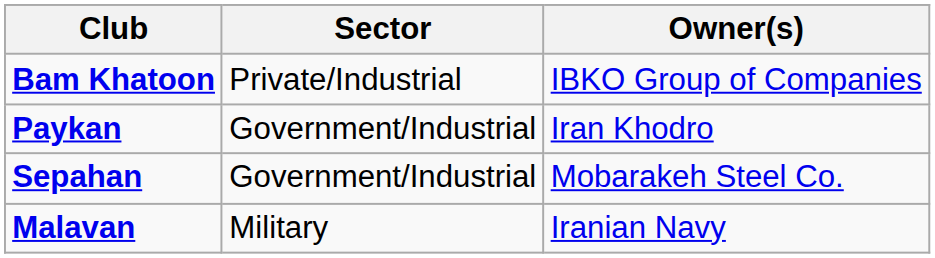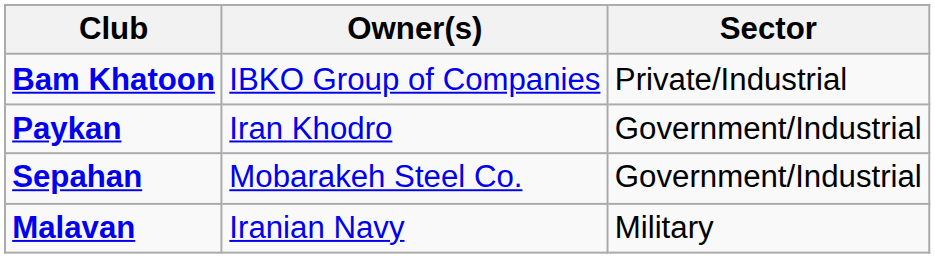columns swapped: (736, 29) <-> (383, 29)
